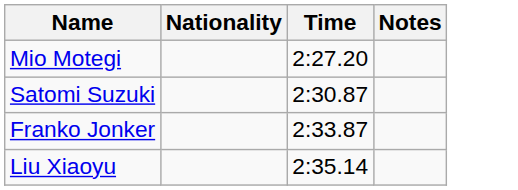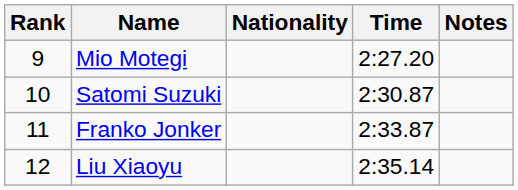+ column: (38, 22)
